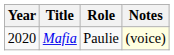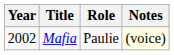(22, 38) 2020 -> (22, 38) 2002
